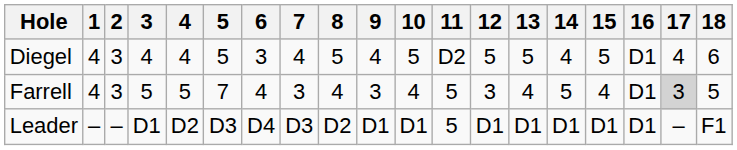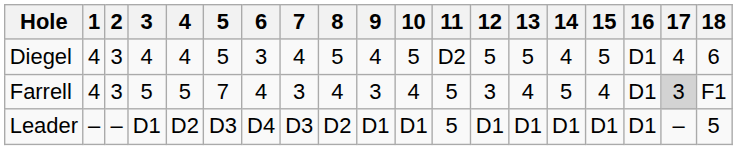(714, 91) 5 -> (714, 91) F1
(714, 126) F1 -> (714, 126) 5
